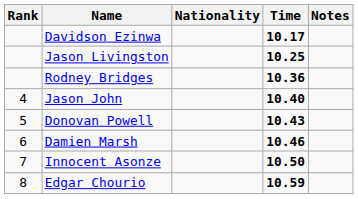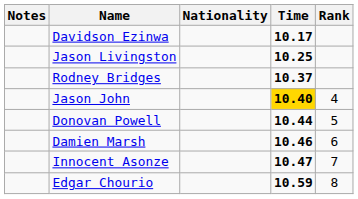columns swapped: (23, 15) <-> (330, 15)
(286, 78) 10.36 -> (293, 78) 10.37
(286, 99) no background -> (293, 99) gold background
(286, 120) 10.43 -> (293, 120) 10.44
(286, 162) 10.50 -> (293, 162) 10.47
